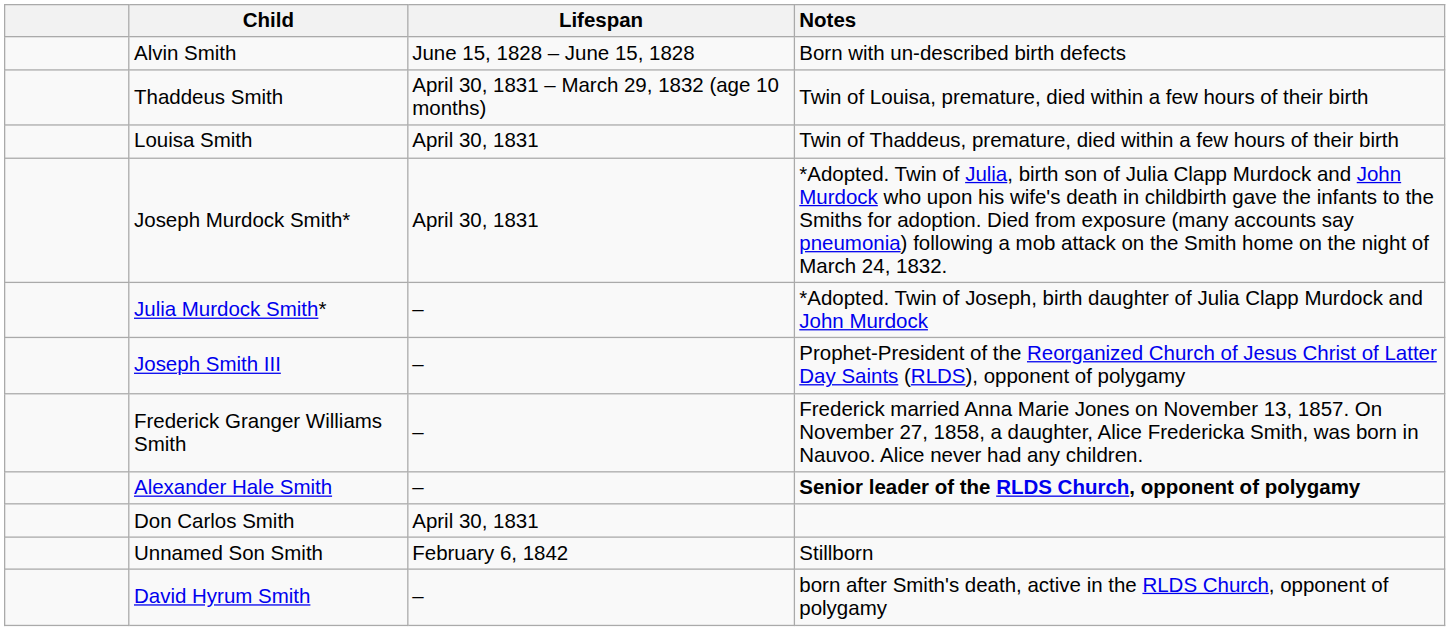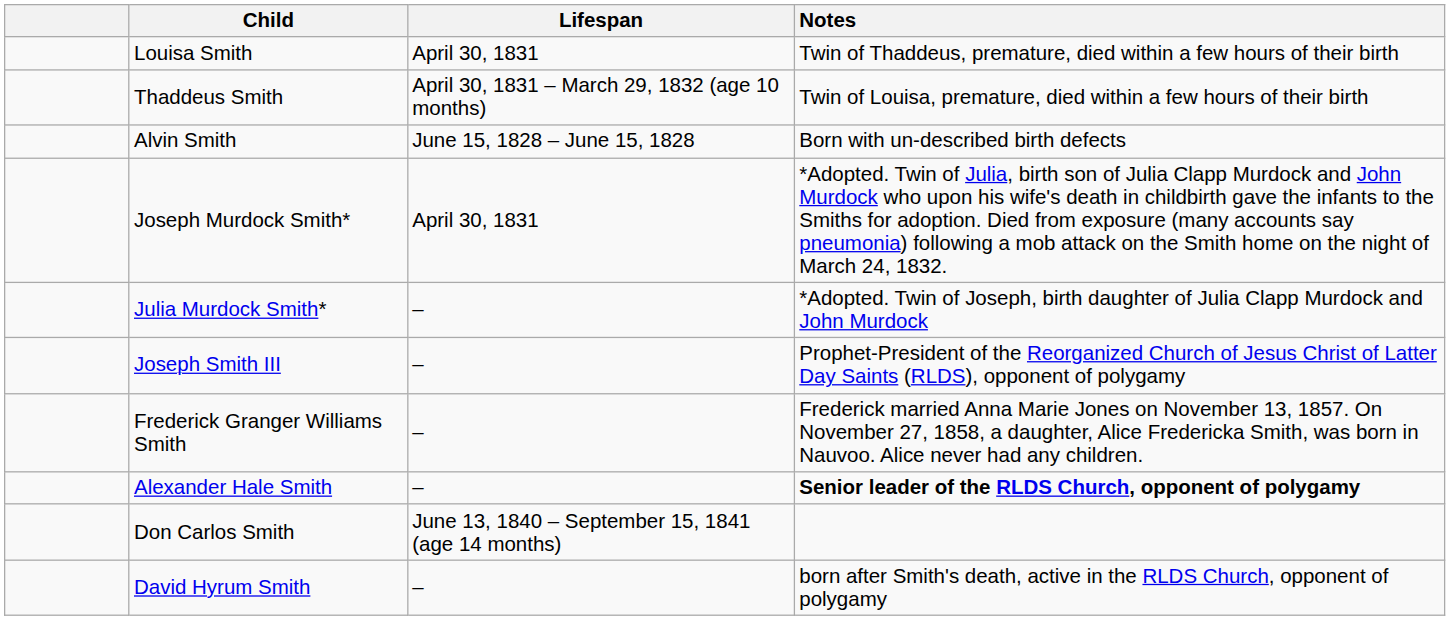rows swapped: (185, 53) <-> (193, 141)
(475, 520) April 30, 1831 -> (581, 531) June 13, 1840 – September 15, 1841 (age 14 months)
- row: (228, 552)
